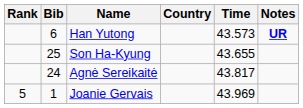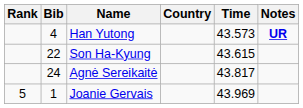(54, 34) 6 -> (54, 34) 4
(54, 53) 25 -> (54, 53) 22
(236, 53) 43.655 -> (236, 53) 43.615
